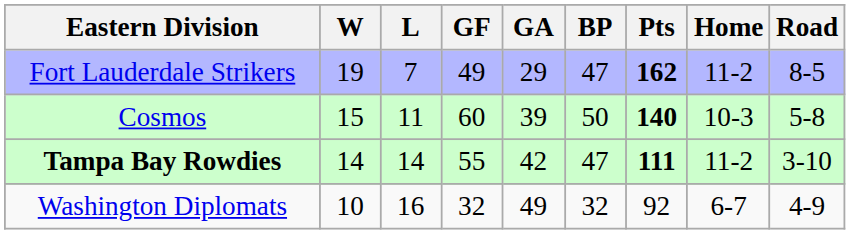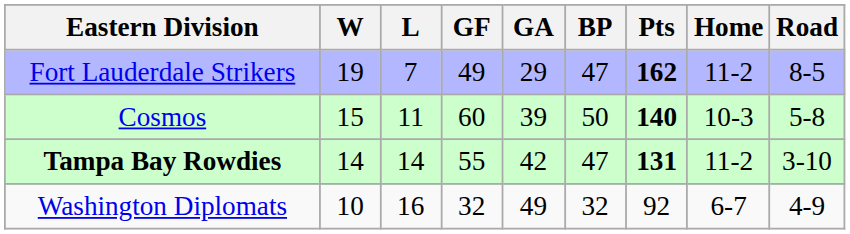(657, 161) 111 -> (657, 161) 131
